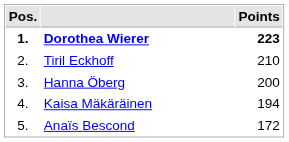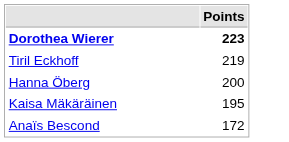- column: (23, 16)
(268, 60) 210 -> (233, 60) 219
(268, 104) 194 -> (233, 104) 195
